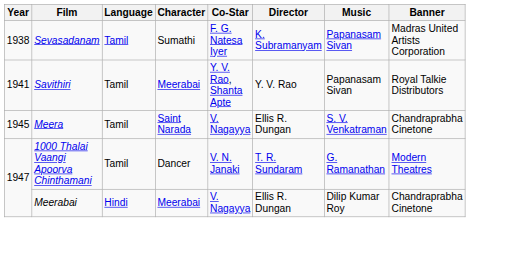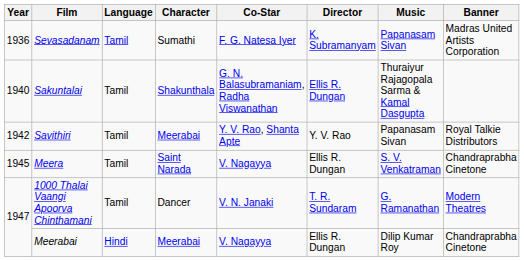(18, 40) 1938 -> (18, 40) 1936
+ row: (58, 91)
(18, 85) 1941 -> (18, 136) 1942
